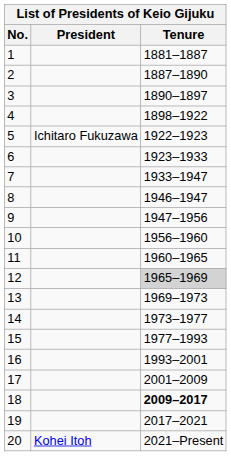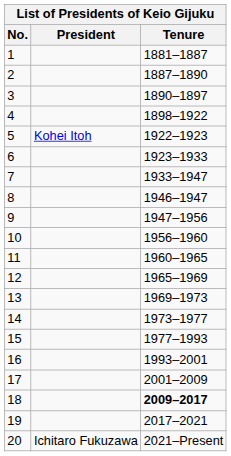(86, 136) Ichitaro Fukuzawa -> (63, 136) Kohei Itoh
(176, 278) lightgrey background -> (176, 278) no background
(63, 440) Kohei Itoh -> (86, 440) Ichitaro Fukuzawa
